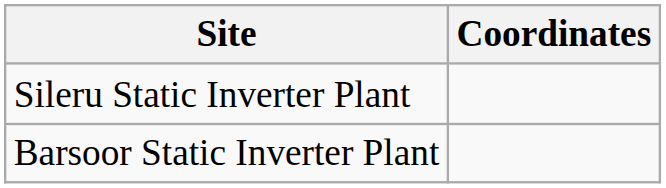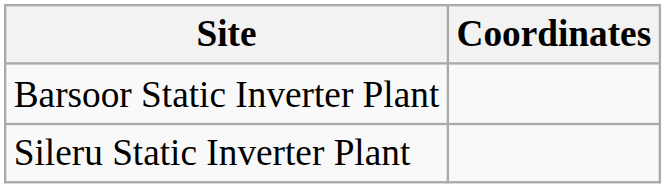rows swapped: (212, 93) <-> (227, 152)
